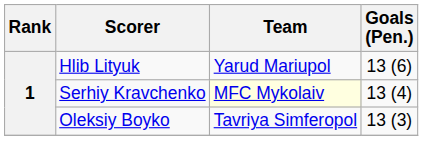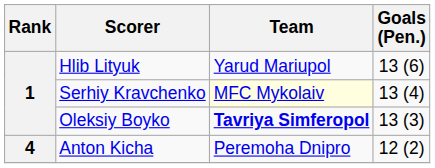(285, 120) normal -> (292, 120) bold
+ row: (106, 148)
